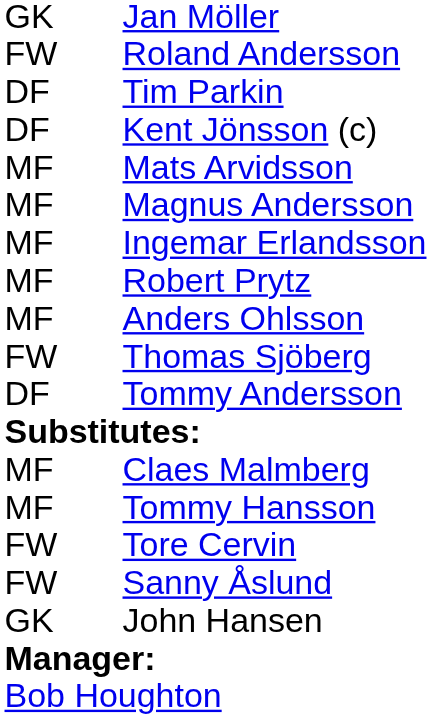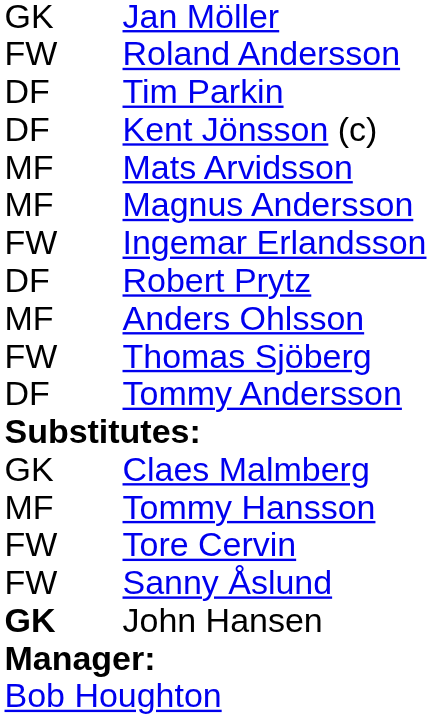(29, 242) MF -> (31, 242) FW
(29, 280) MF -> (27, 280) DF
(29, 469) MF -> (29, 469) GK
(29, 620) normal -> (30, 620) bold
